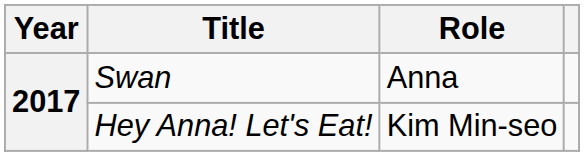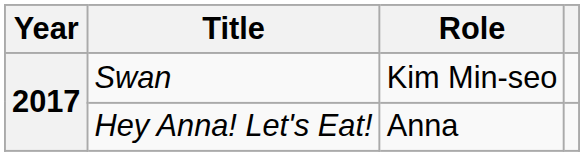(423, 77) Anna -> (472, 77) Kim Min-seo
(472, 126) Kim Min-seo -> (423, 126) Anna
